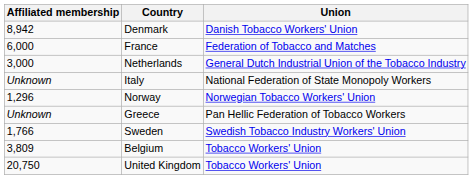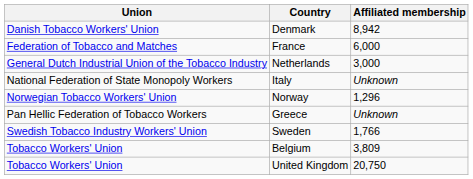columns swapped: (336, 13) <-> (63, 13)
